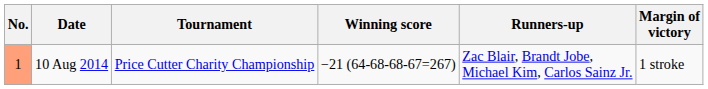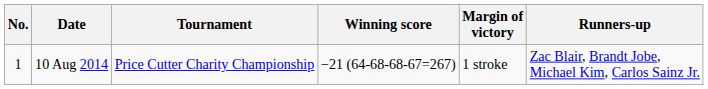columns swapped: (670, 24) <-> (547, 24)
(18, 64) lightsalmon background -> (18, 64) no background
